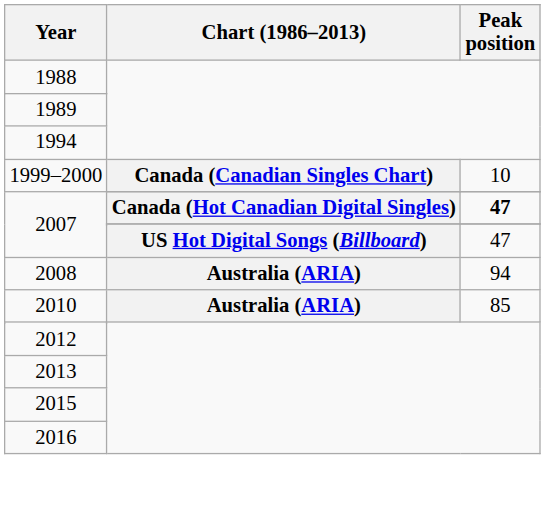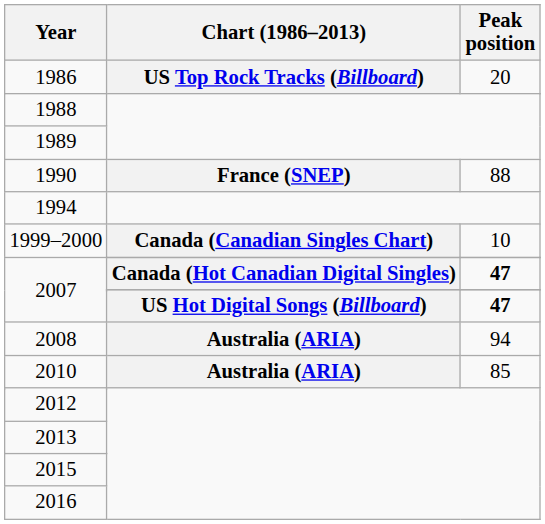+ row: (56, 76)
+ row: (56, 175)
(500, 240) normal -> (500, 305) bold
